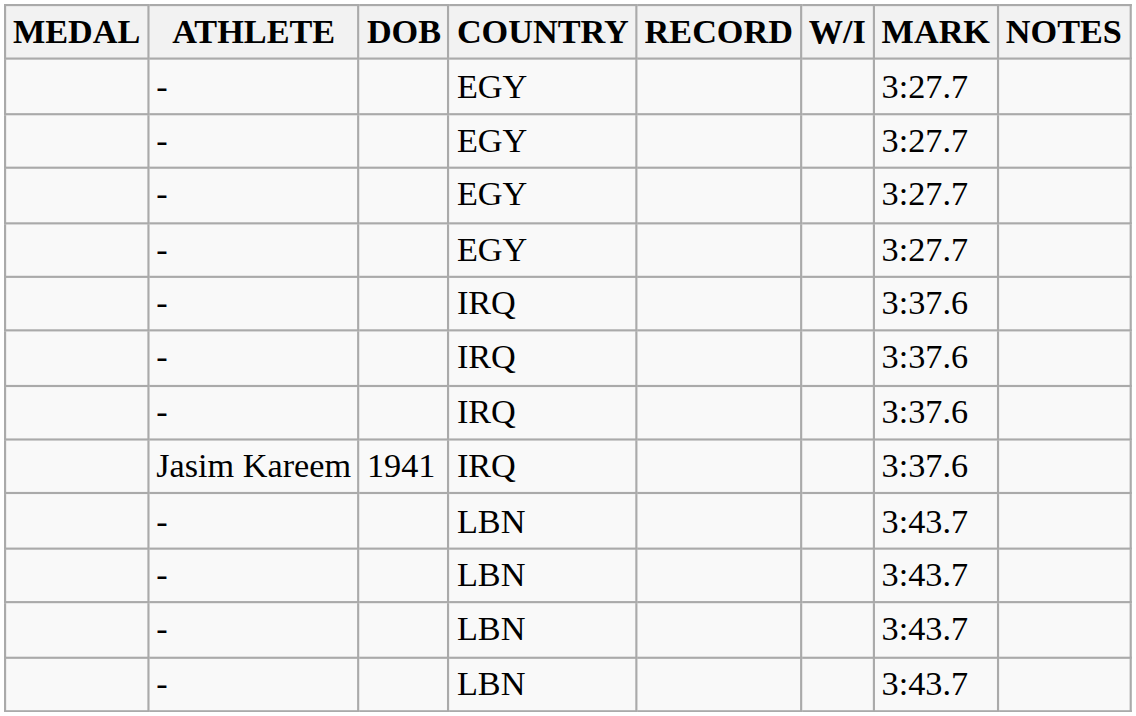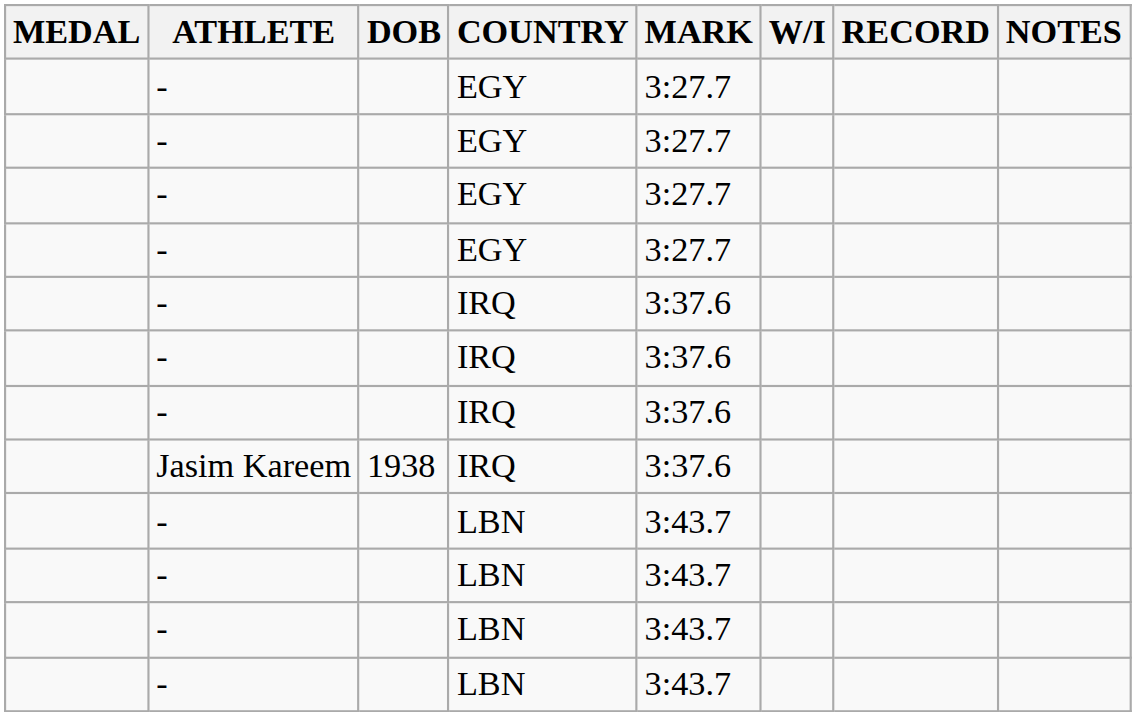columns swapped: (936, 31) <-> (719, 31)
(401, 466) 1941 -> (401, 466) 1938
